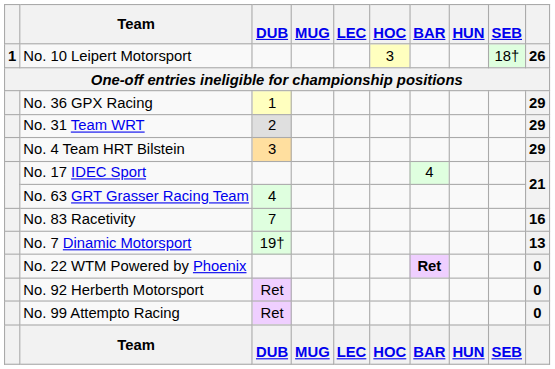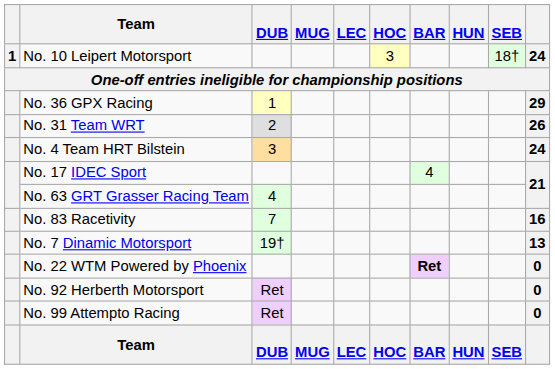(537, 56) 26 -> (537, 56) 24
(537, 126) 29 -> (537, 126) 26
(537, 149) 29 -> (537, 149) 24
